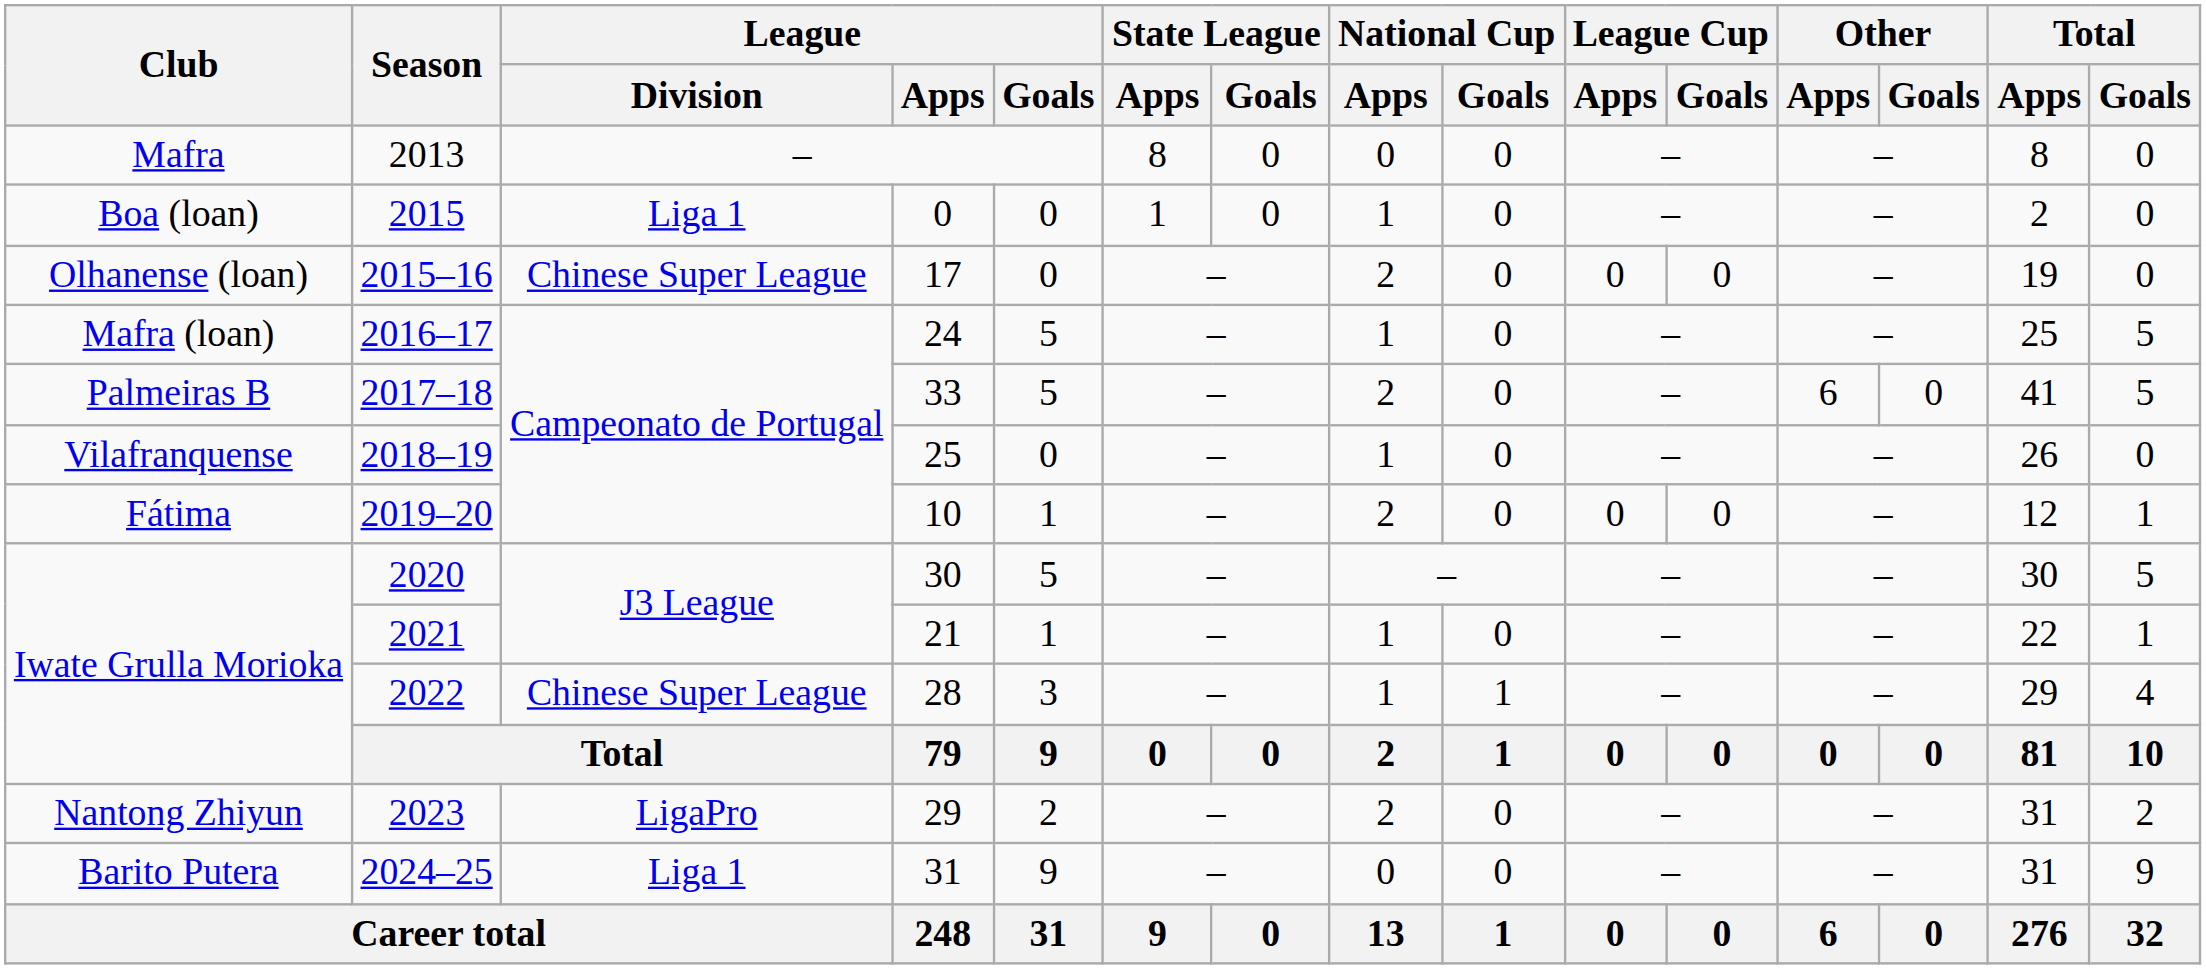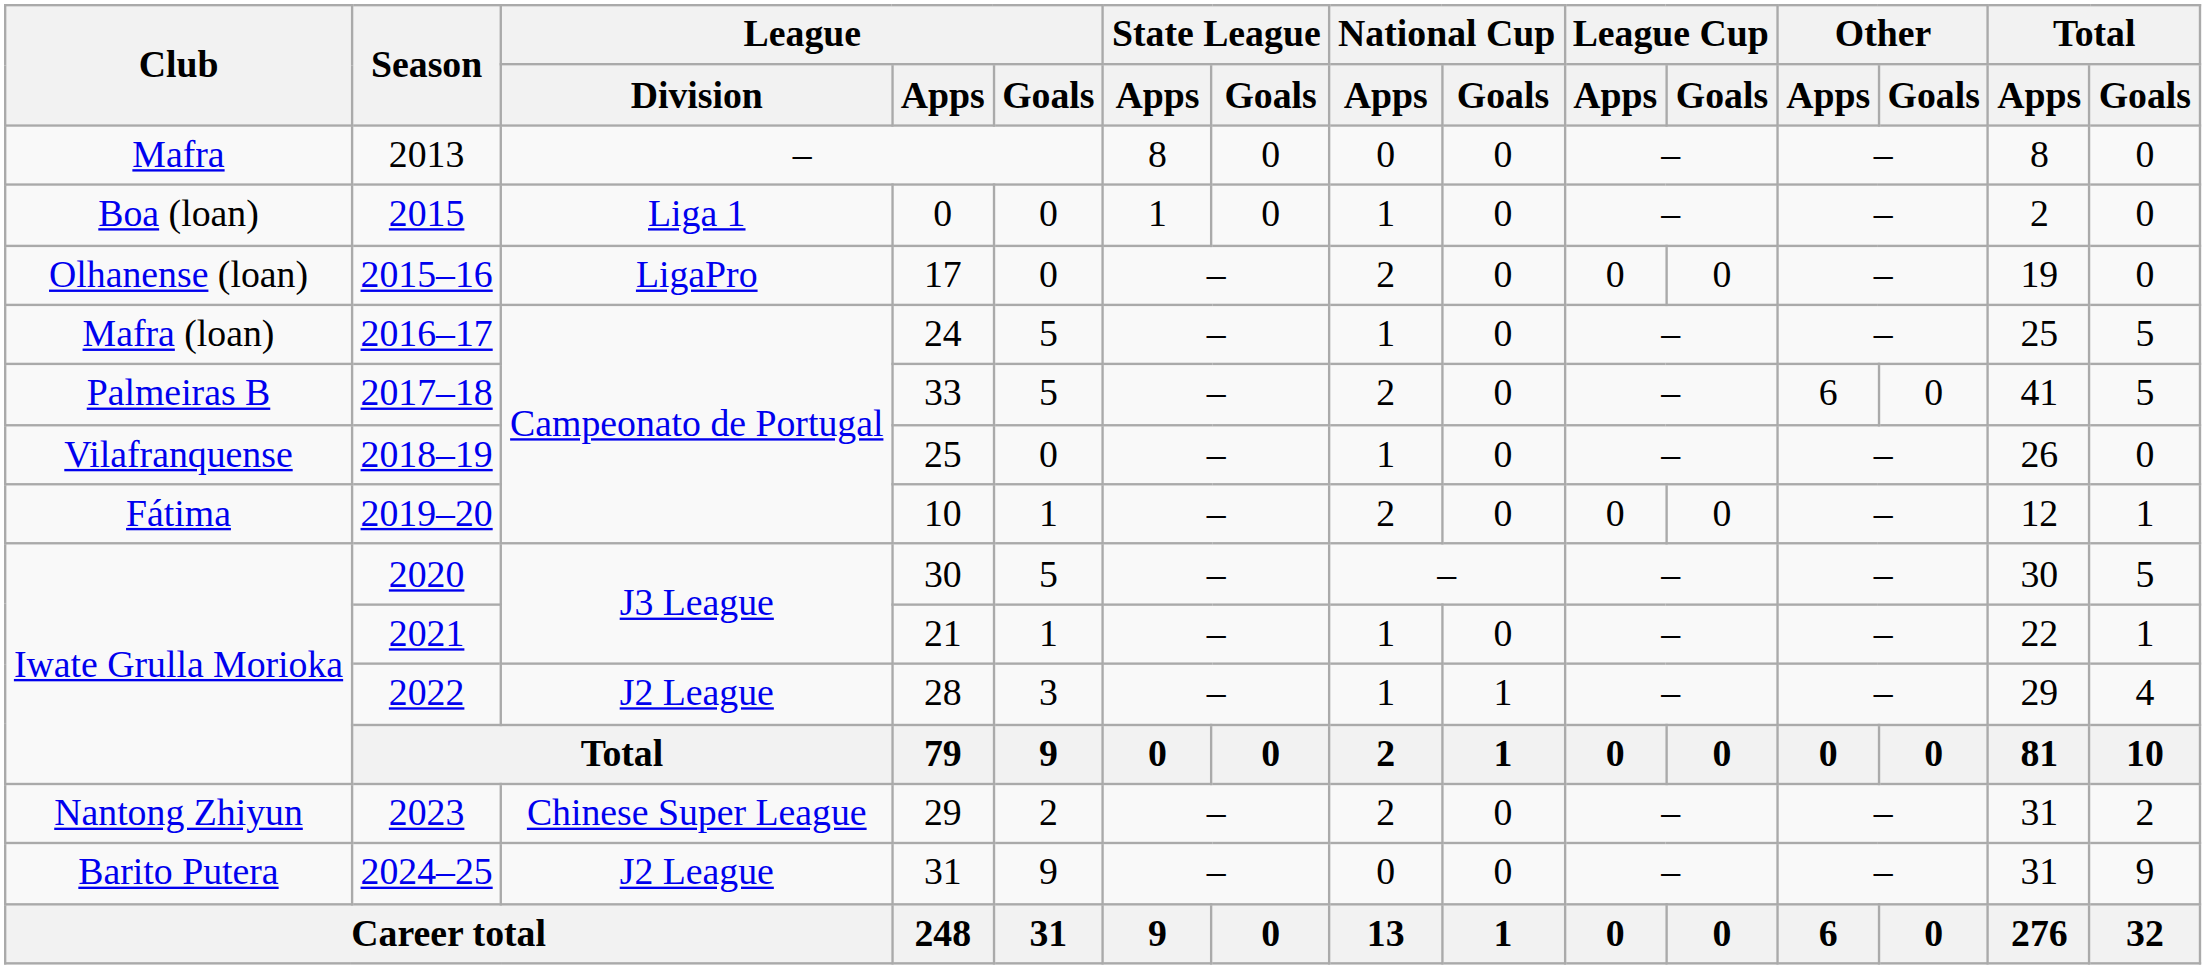(697, 273) Chinese Super League -> (697, 273) LigaPro
(697, 693) Chinese Super League -> (697, 693) J2 League
(697, 812) LigaPro -> (697, 812) Chinese Super League
(697, 872) Liga 1 -> (697, 872) J2 League
